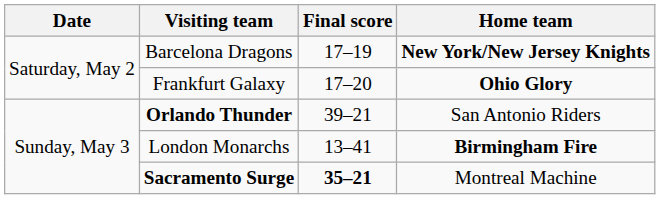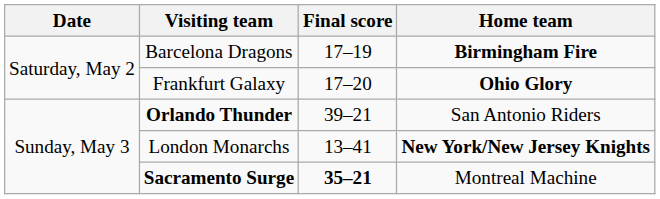(526, 52) New York/New Jersey Knights -> (526, 52) Birmingham Fire
(526, 146) Birmingham Fire -> (526, 146) New York/New Jersey Knights
